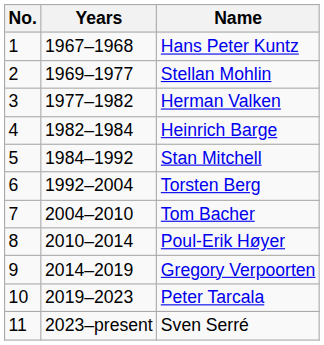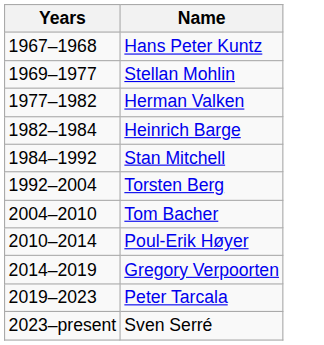- column: (23, 18)
